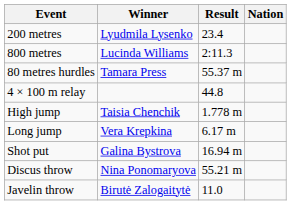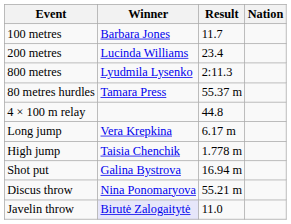+ row: (34, 33)
(147, 33) Lyudmila Lysenko -> (144, 53) Lucinda Williams
(144, 53) Lucinda Williams -> (147, 72) Lyudmila Lysenko
rows swapped: (34, 111) <-> (34, 131)
(145, 190) no background -> (145, 209) lavender background
